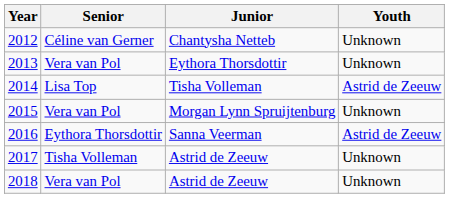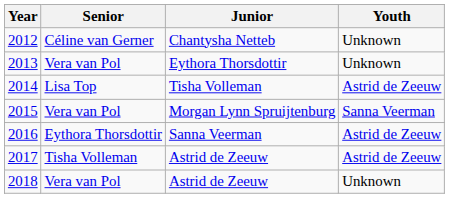(372, 110) Unknown -> (389, 110) Sanna Veerman
(372, 157) Unknown -> (392, 157) Astrid de Zeeuw
